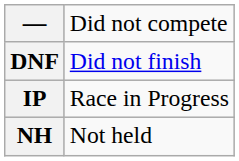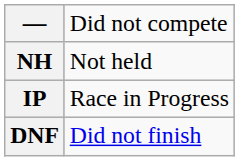rows swapped: (35, 60) <-> (35, 135)
